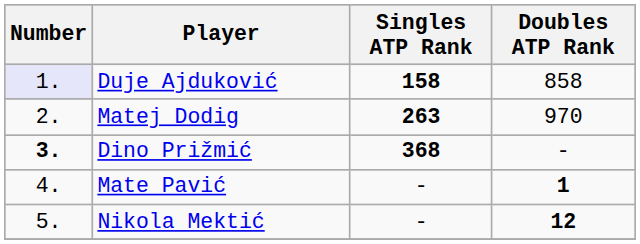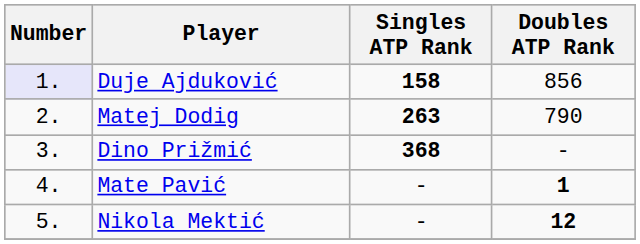(563, 82) 858 -> (563, 82) 856
(563, 117) 970 -> (563, 117) 790
(49, 152) bold -> (49, 152) normal
